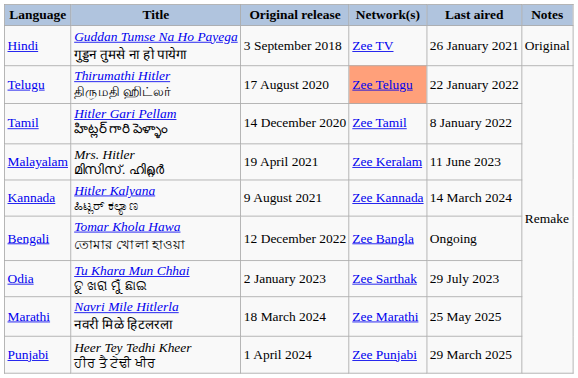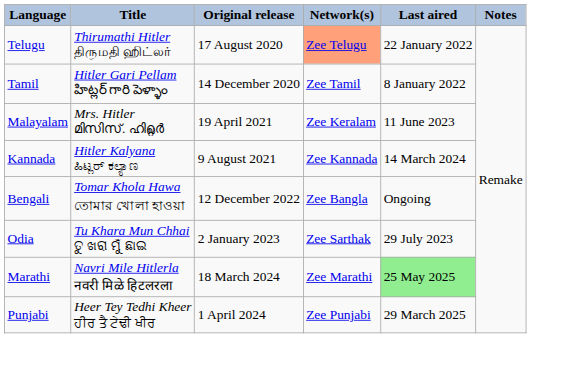- row: (23, 45)
(466, 316) no background -> (419, 276) lightgreen background
